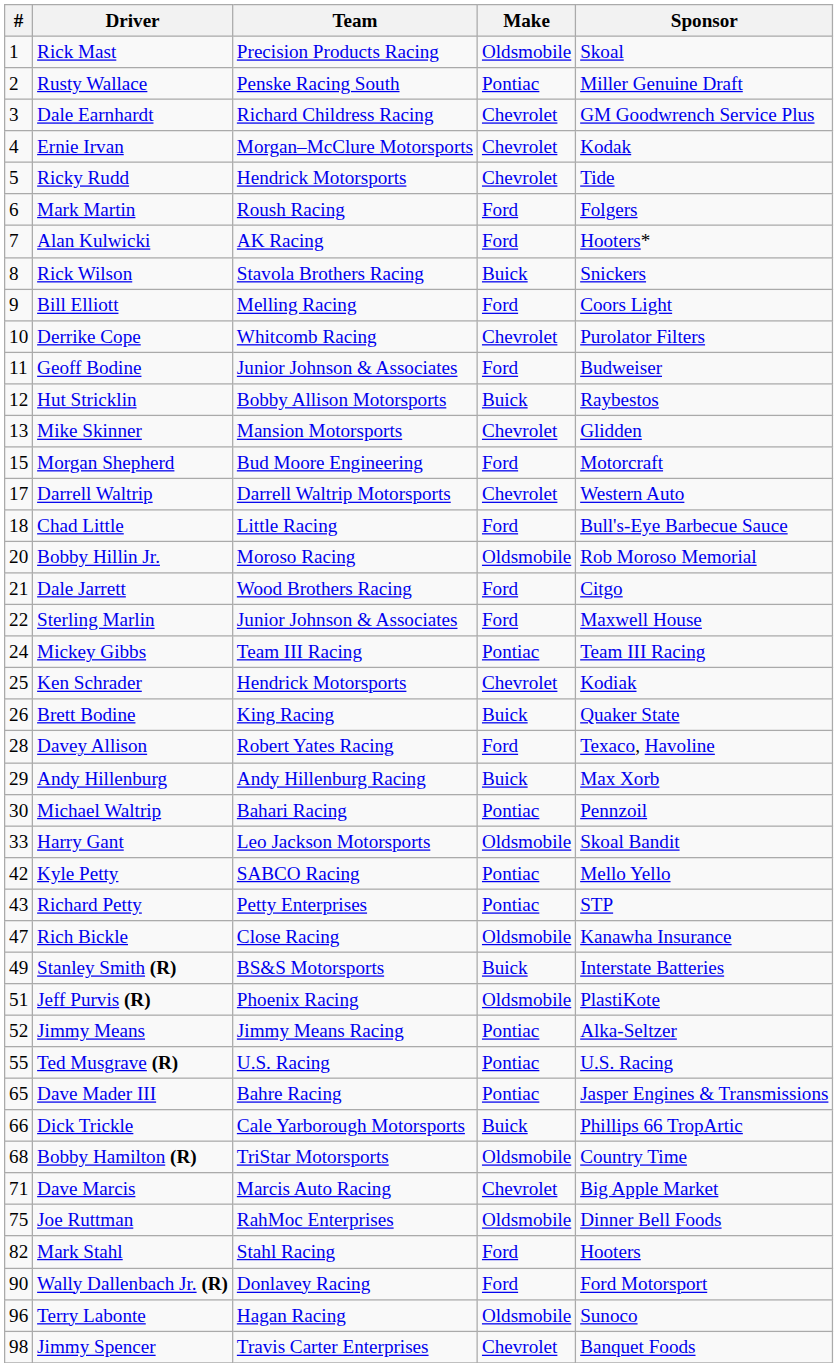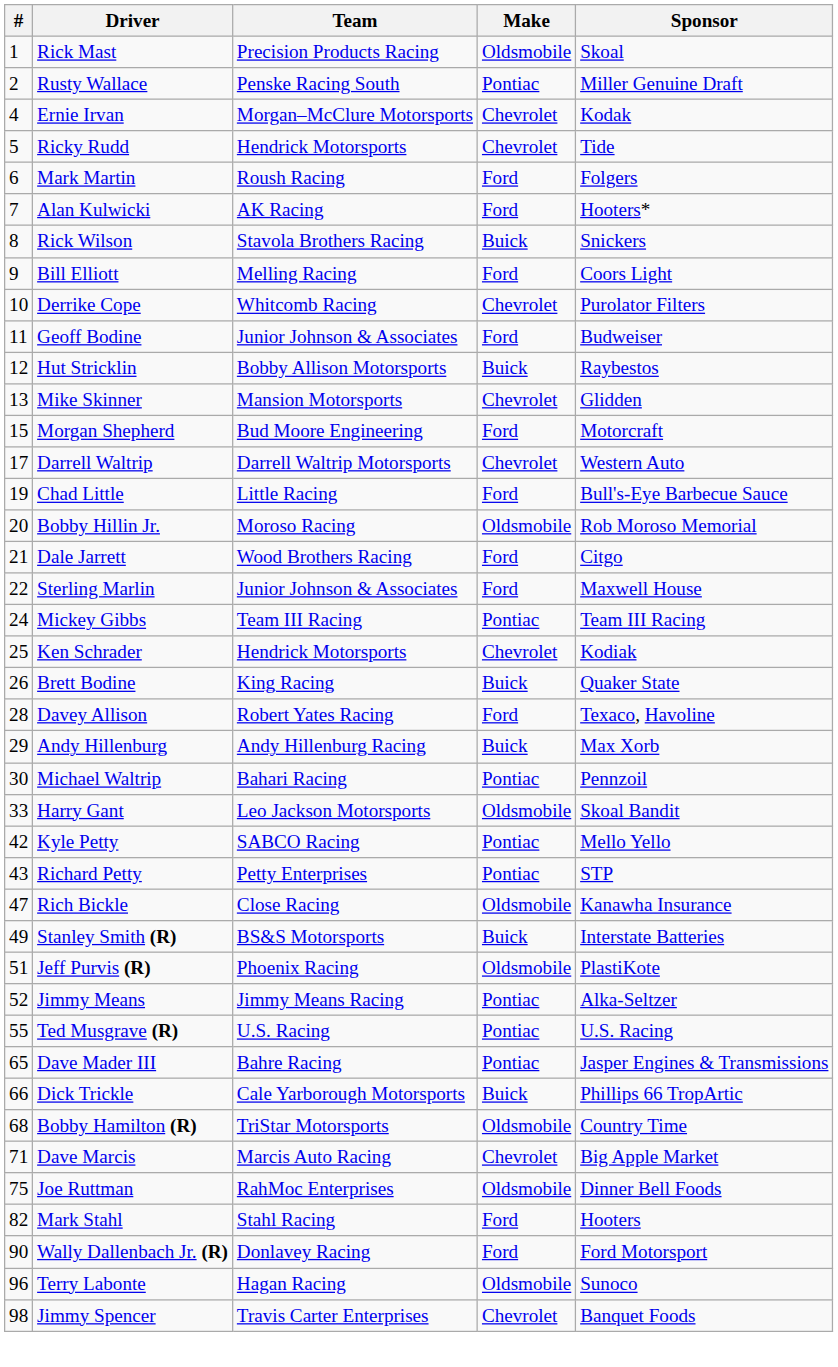- row: (95, 115)
(19, 525) 18 -> (19, 494) 19
